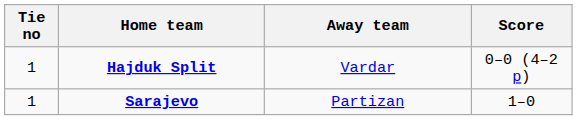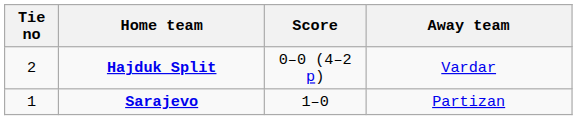columns swapped: (521, 26) <-> (368, 26)
(32, 68) 1 -> (32, 68) 2
